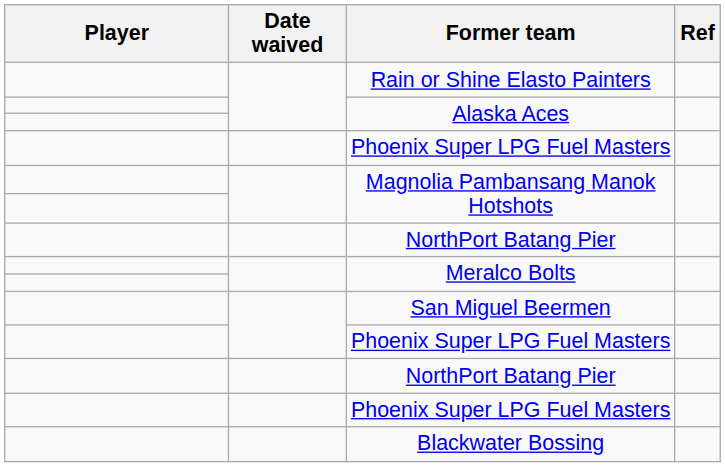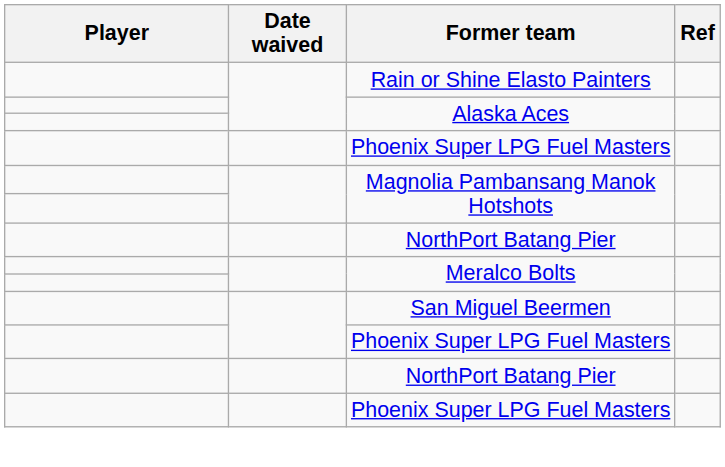- row: (117, 444)
